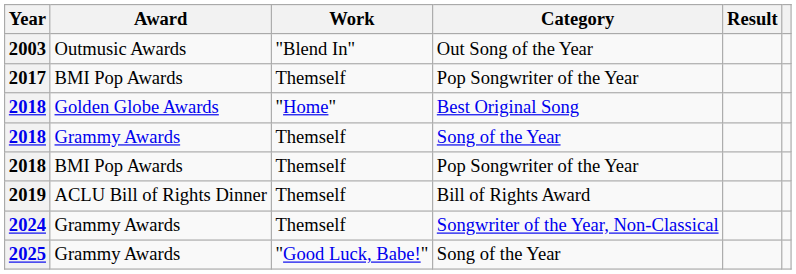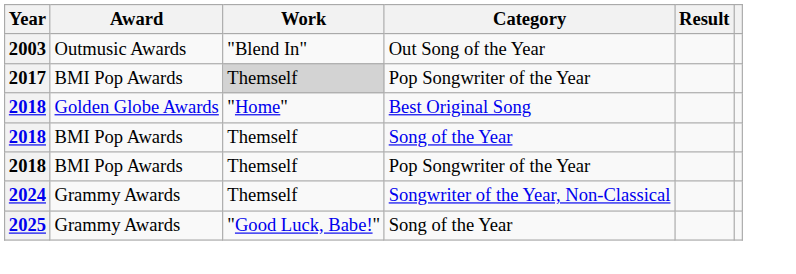(311, 78) no background -> (262, 78) lightgrey background
(117, 136) Grammy Awards -> (119, 136) BMI Pop Awards
- row: (27, 195)
